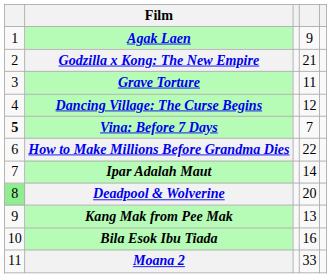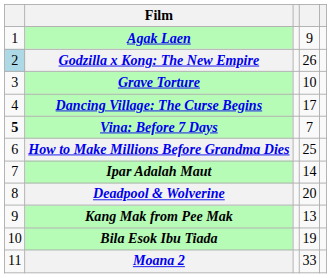(15, 60) no background -> (15, 60) lightblue background
(310, 60) 21 -> (310, 60) 26
(310, 82) 11 -> (310, 82) 10
(310, 104) 12 -> (310, 104) 17
(310, 149) 22 -> (310, 149) 25
(15, 194) lightgreen background -> (15, 194) no background
(310, 238) 16 -> (310, 238) 19
